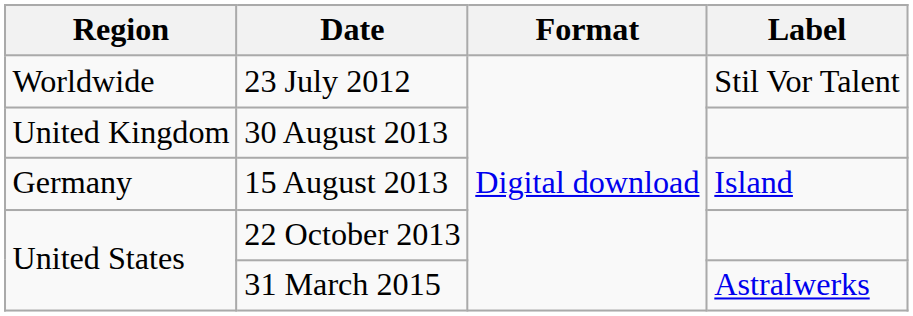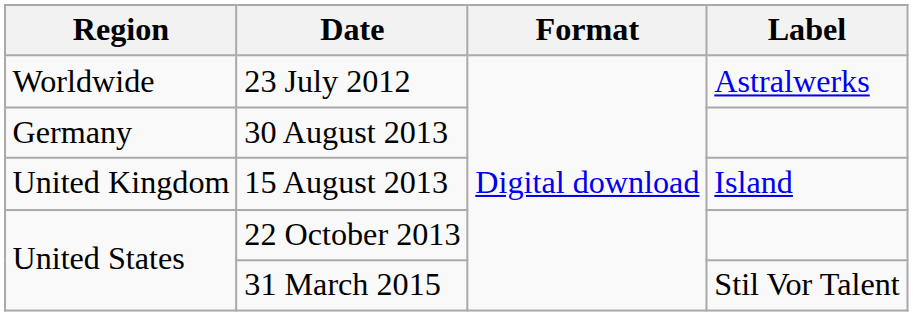(807, 81) Stil Vor Talent -> (792, 81) Astralwerks
(121, 132) United Kingdom -> (72, 132) Germany
(72, 183) Germany -> (121, 183) United Kingdom
(792, 285) Astralwerks -> (807, 285) Stil Vor Talent
